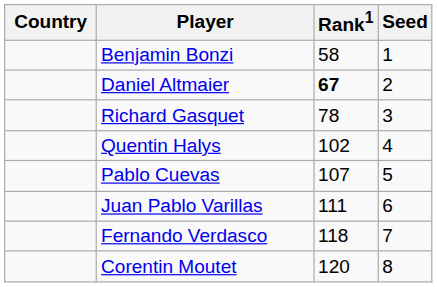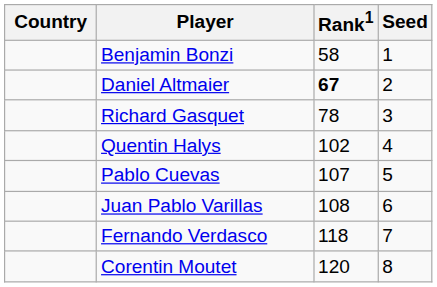(333, 205) 111 -> (334, 205) 108
